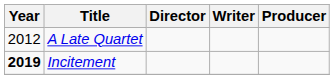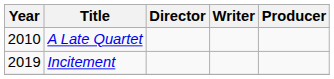(24, 39) 2012 -> (24, 39) 2010
(24, 62) bold -> (24, 62) normal
